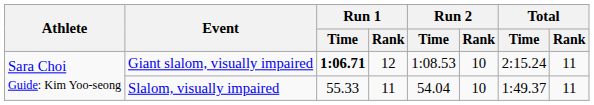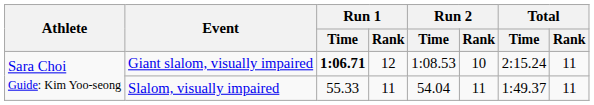(479, 88) 10 -> (479, 88) 11
